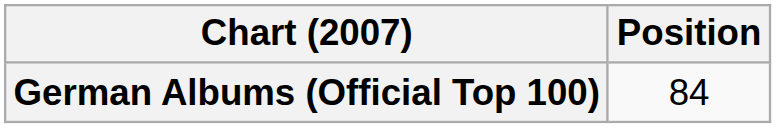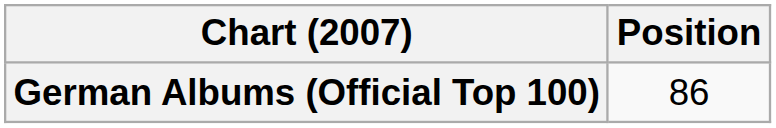(689, 91) 84 -> (689, 91) 86
